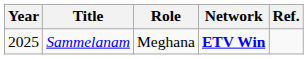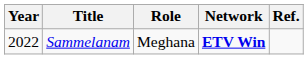(24, 41) 2025 -> (24, 41) 2022
